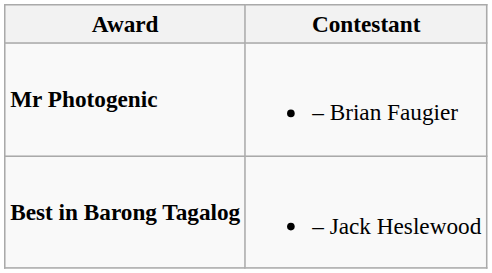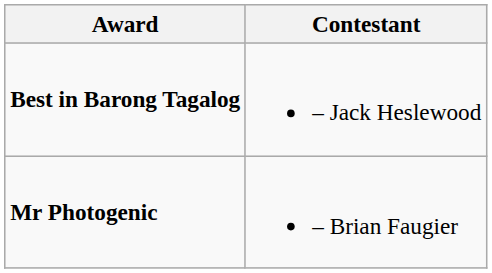rows swapped: (84, 99) <-> (125, 211)
